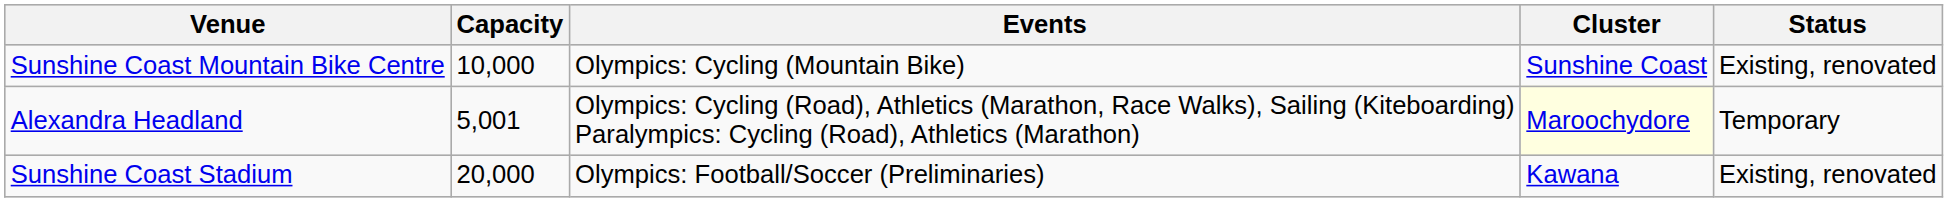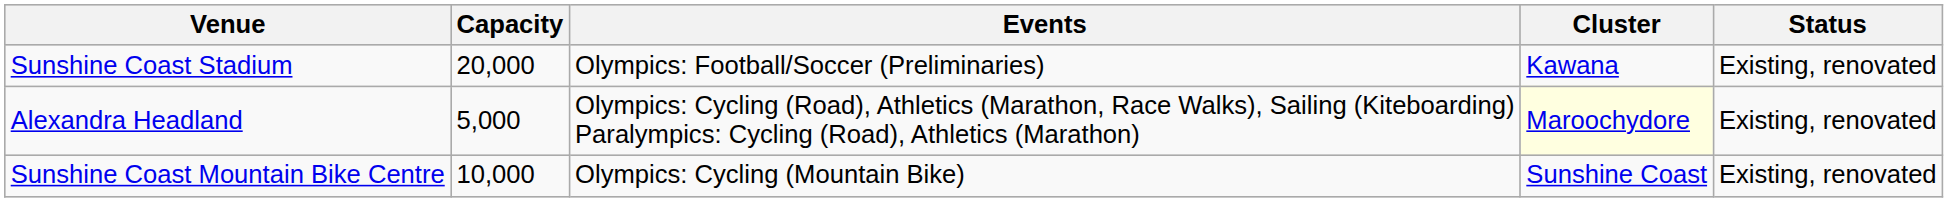rows swapped: (152, 175) <-> (228, 65)
(489, 120) 5,001 -> (489, 120) 5,000
(1779, 120) Temporary -> (1828, 120) Existing, renovated
